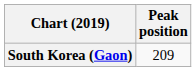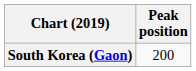(163, 54) 209 -> (163, 54) 200
